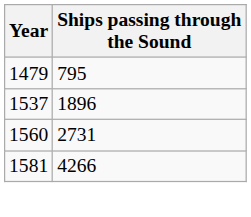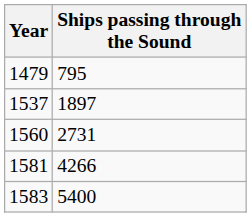(77, 103) 1896 -> (77, 103) 1897
+ row: (29, 196)
